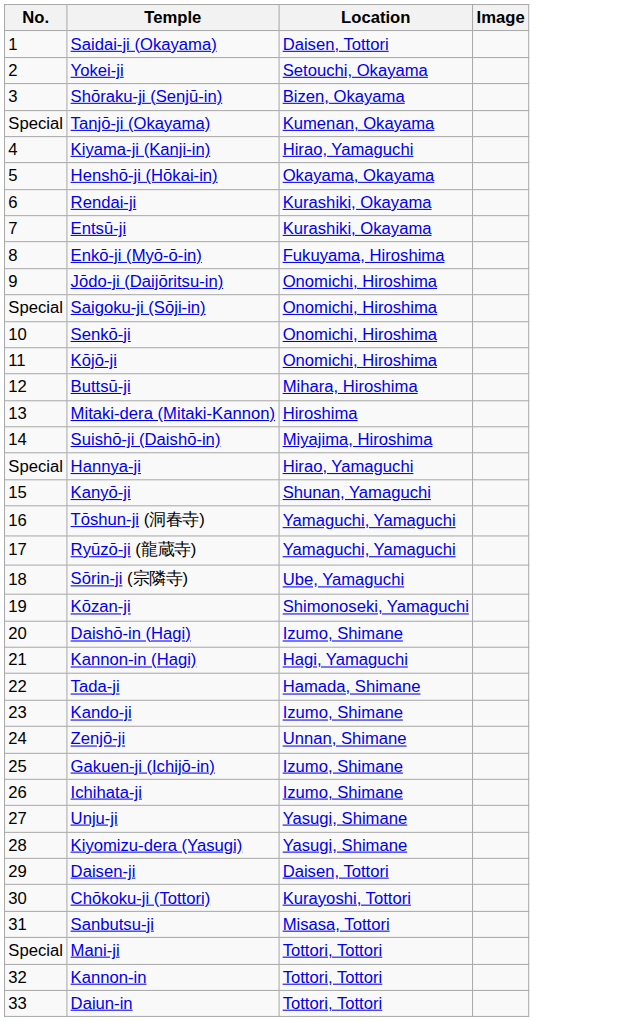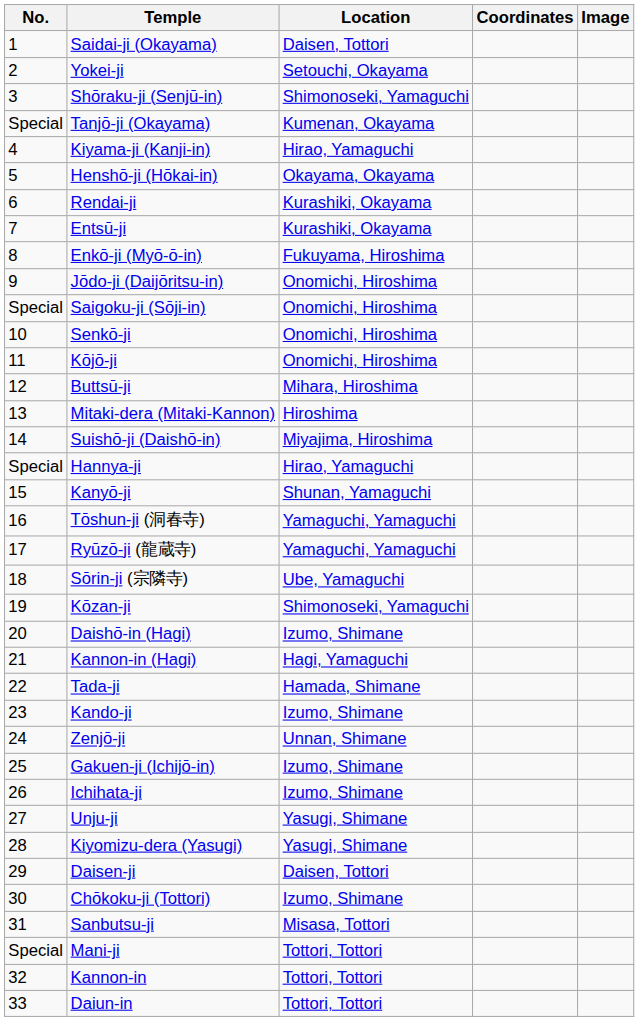+ column: (525, 17)
(344, 96) Bizen, Okayama -> (376, 96) Shimonoseki, Yamaguchi
(347, 897) Kurayoshi, Tottori -> (343, 897) Izumo, Shimane
